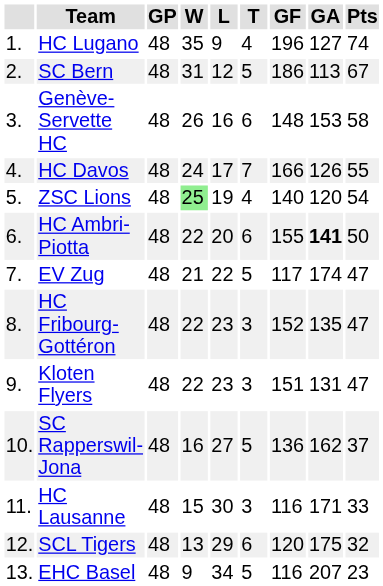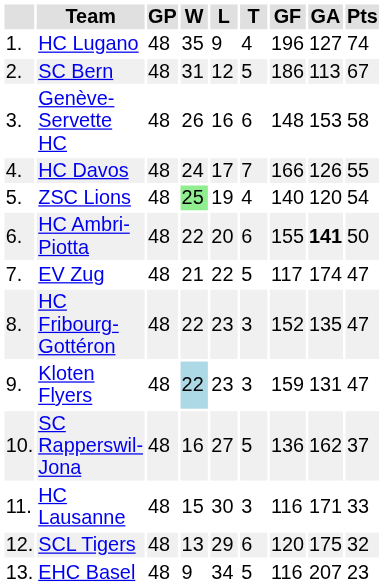(193, 384) no background -> (193, 384) lightblue background
(287, 384) 151 -> (287, 384) 159
